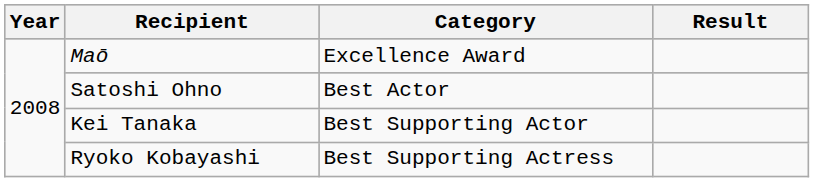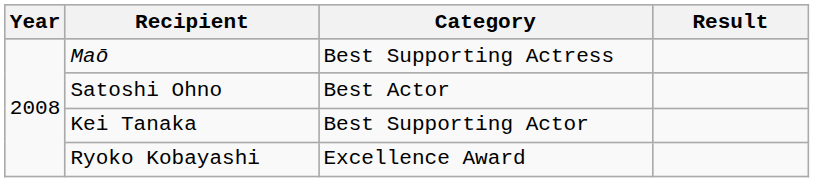(425, 56) Excellence Award -> (469, 56) Best Supporting Actress
(469, 159) Best Supporting Actress -> (425, 159) Excellence Award
